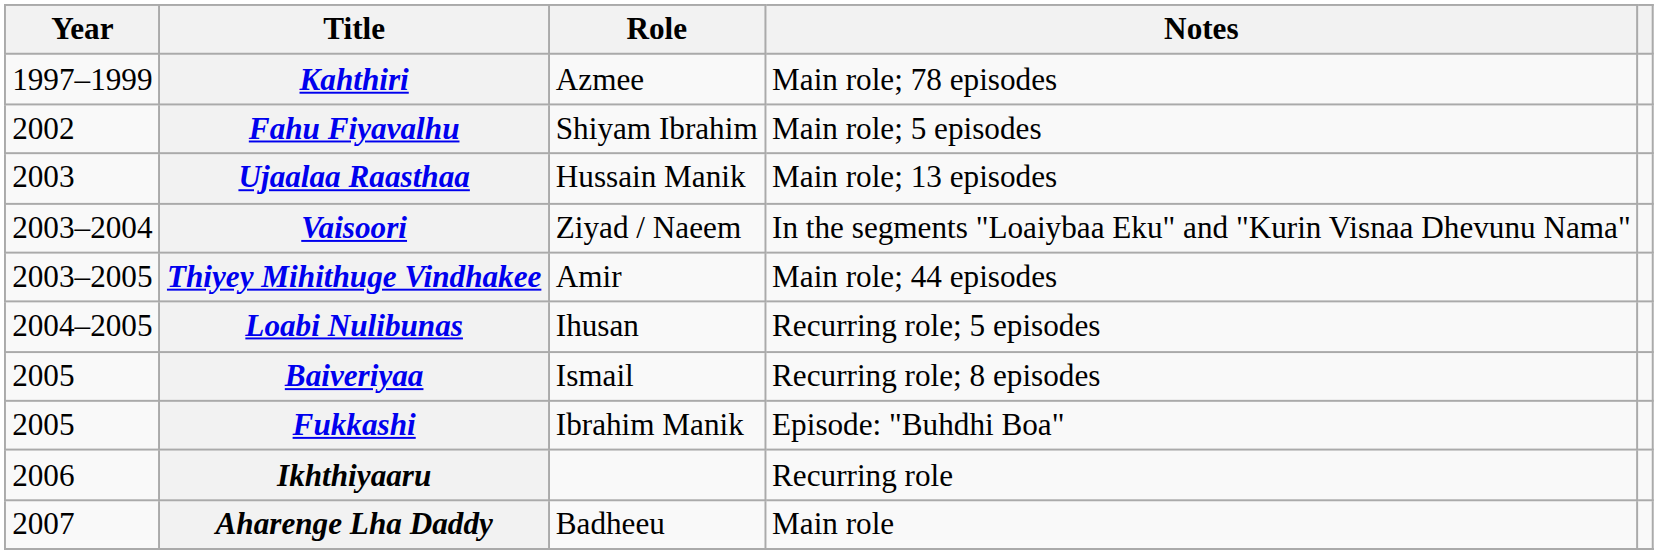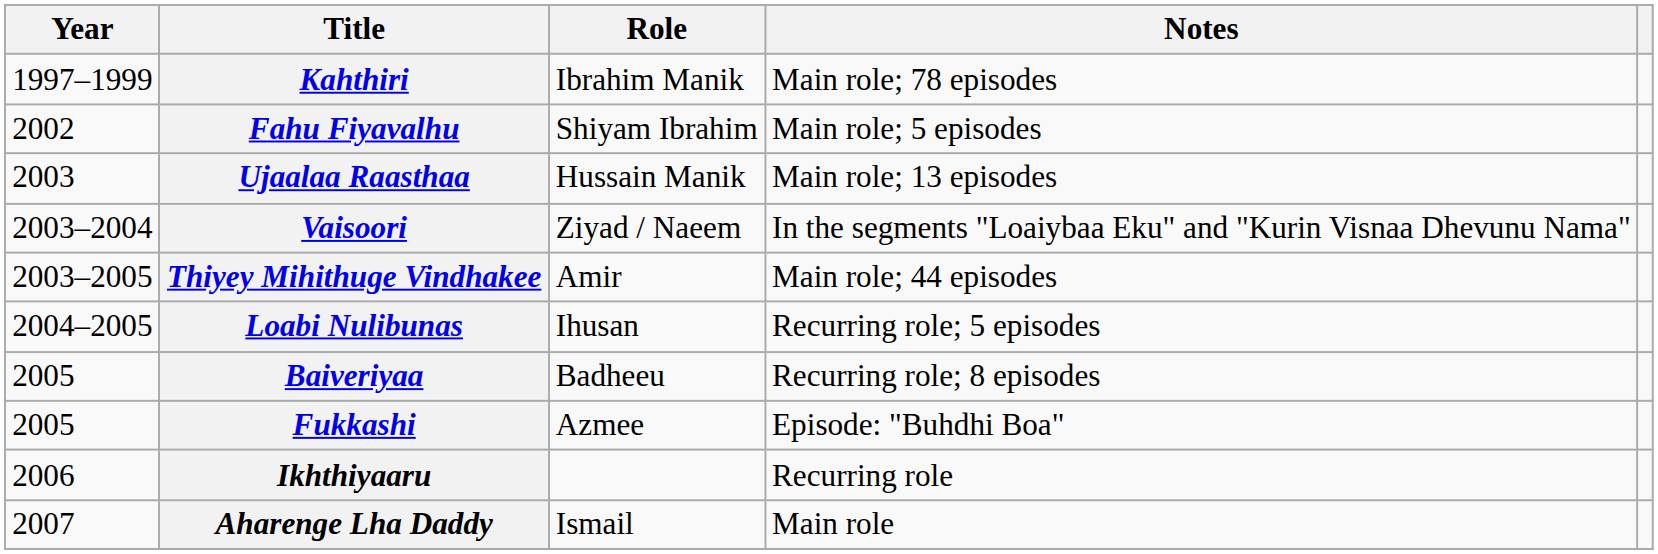(600, 78) Azmee -> (650, 78) Ibrahim Manik
(595, 375) Ismail -> (610, 375) Badheeu
(650, 425) Ibrahim Manik -> (600, 425) Azmee
(610, 524) Badheeu -> (595, 524) Ismail
